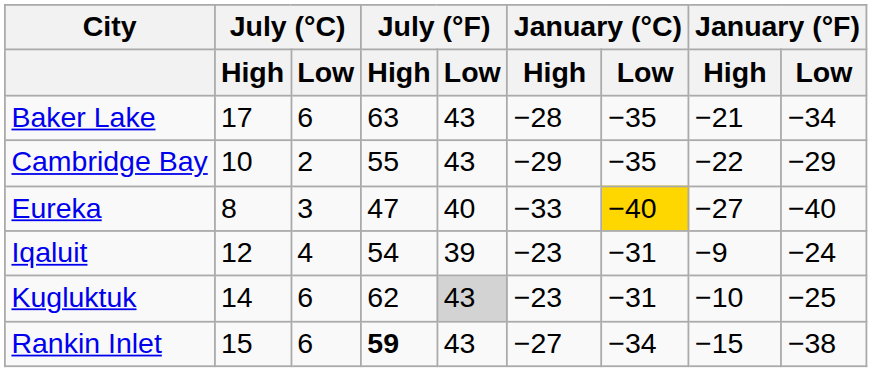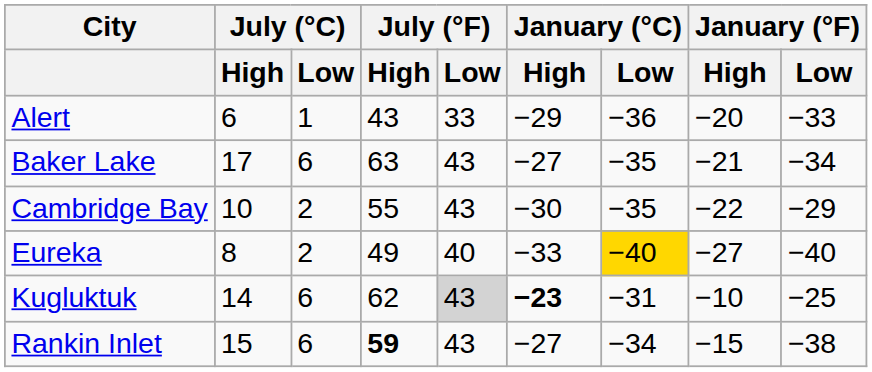+ row: (41, 117)
(538, 117) −28 -> (538, 162) −27
(538, 162) −29 -> (538, 207) −30
(305, 207) 3 -> (305, 252) 2
(383, 207) 47 -> (383, 252) 49
- row: (49, 252)
(538, 298) normal -> (538, 298) bold
